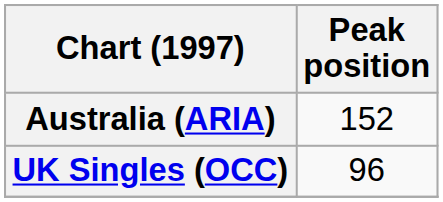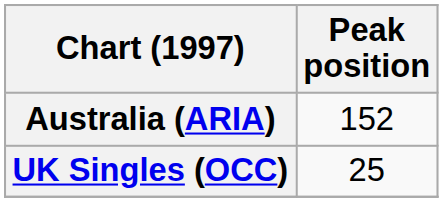(367, 170) 96 -> (367, 170) 25
